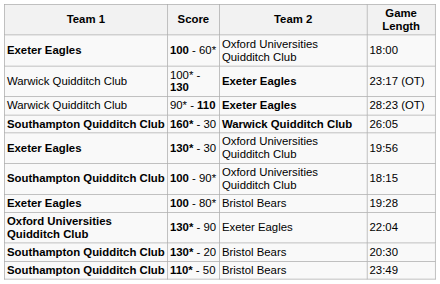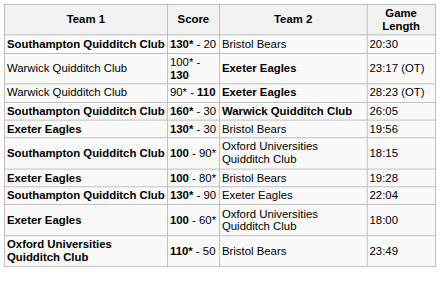rows swapped: (193, 252) <-> (193, 50)
(270, 148) Oxford Universities Quidditch Club -> (254, 129) Bristol Bears
(59, 227) Oxford Universities Quidditch Club -> (86, 195) Southampton Quidditch Club
(86, 270) Southampton Quidditch Club -> (59, 251) Oxford Universities Quidditch Club
